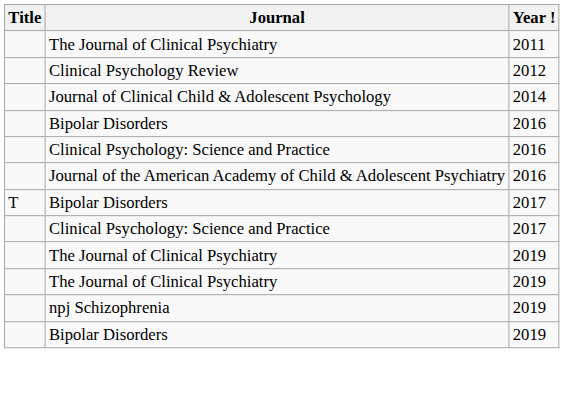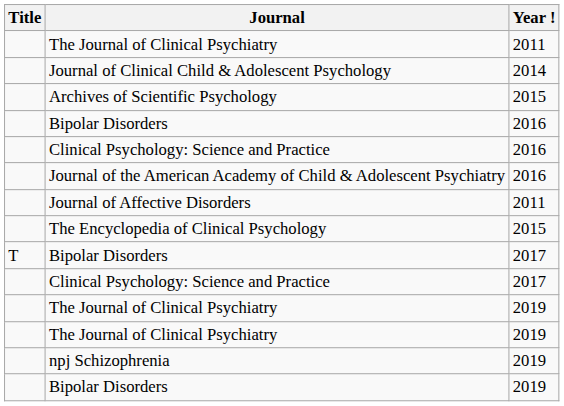- row: (144, 70)
+ row: (163, 96)
+ row: (150, 202)
+ row: (188, 228)
